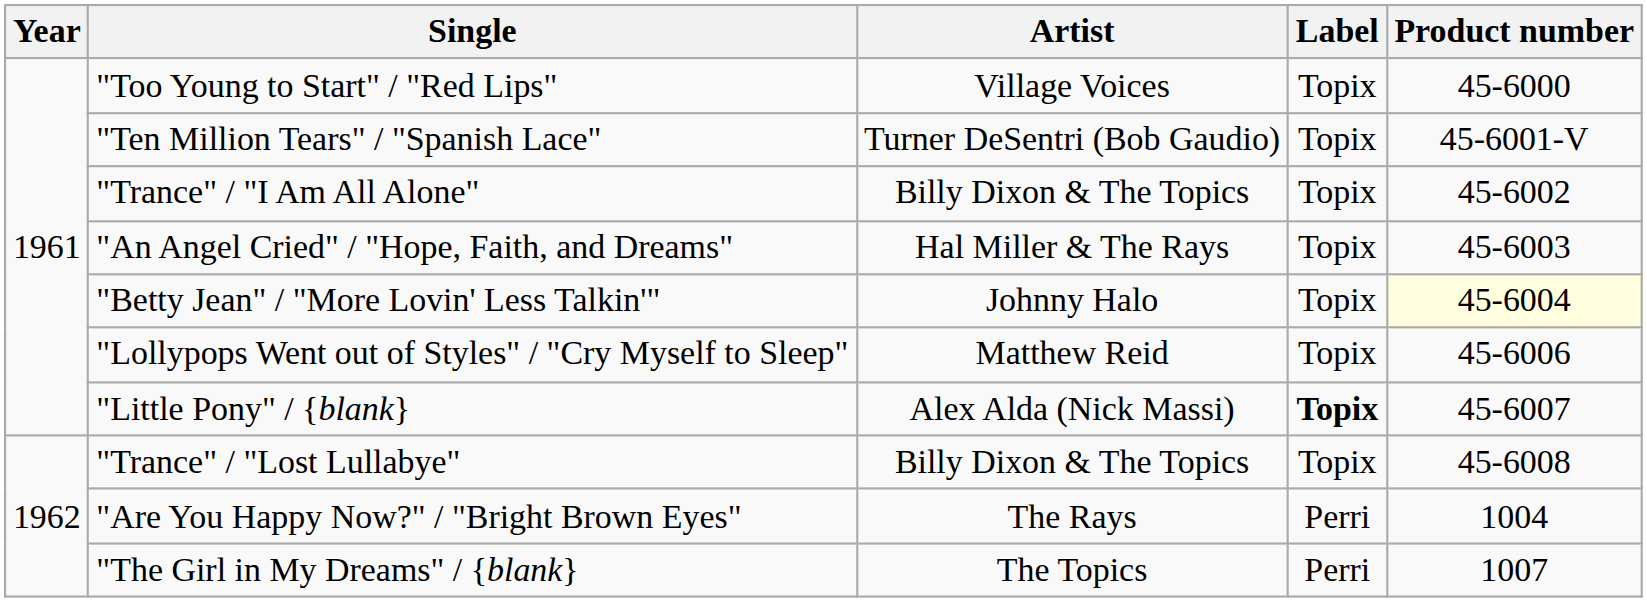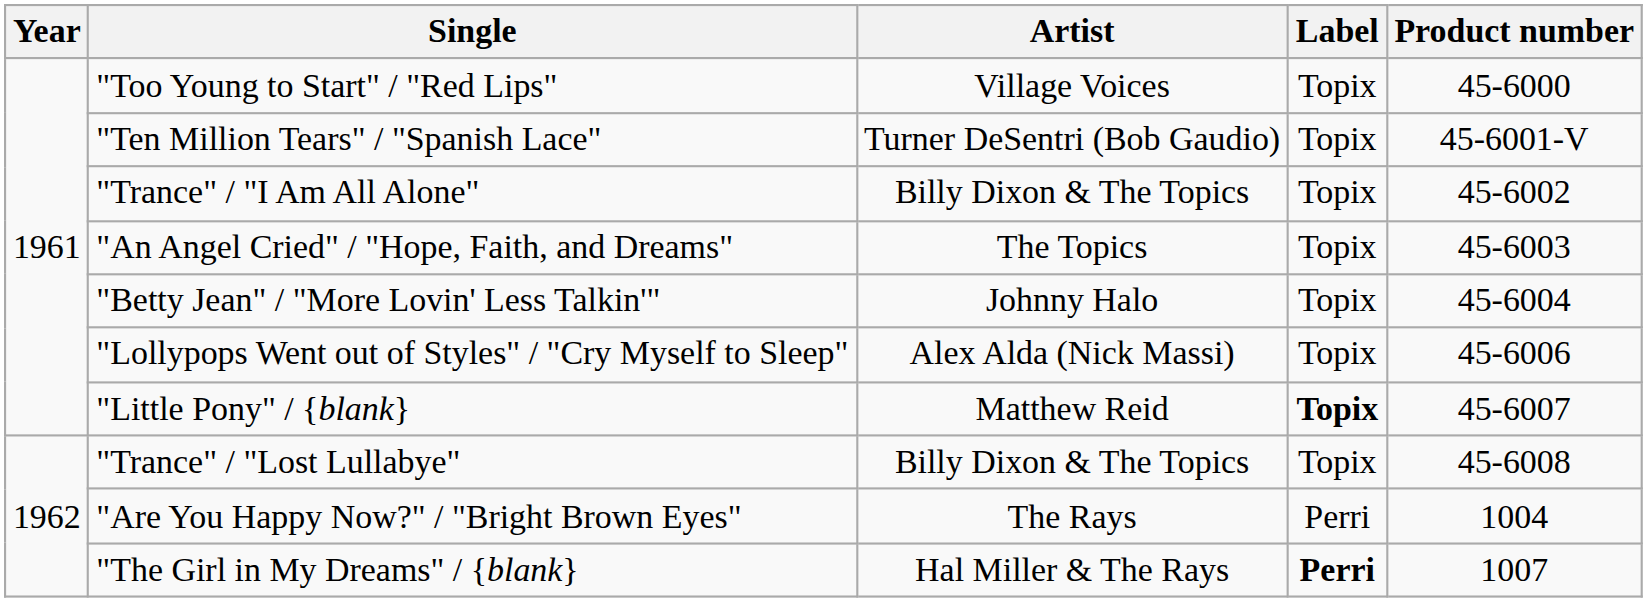(1072, 246) Hal Miller & The Rays -> (1072, 246) The Topics
(1514, 300) lightyellow background -> (1514, 300) no background
(1072, 354) Matthew Reid -> (1072, 354) Alex Alda (Nick Massi)
(1072, 407) Alex Alda (Nick Massi) -> (1072, 407) Matthew Reid
(1072, 569) The Topics -> (1072, 569) Hal Miller & The Rays
(1337, 569) normal -> (1337, 569) bold
